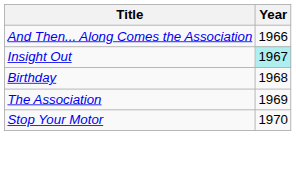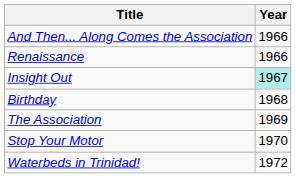+ row: (46, 57)
+ row: (74, 162)
